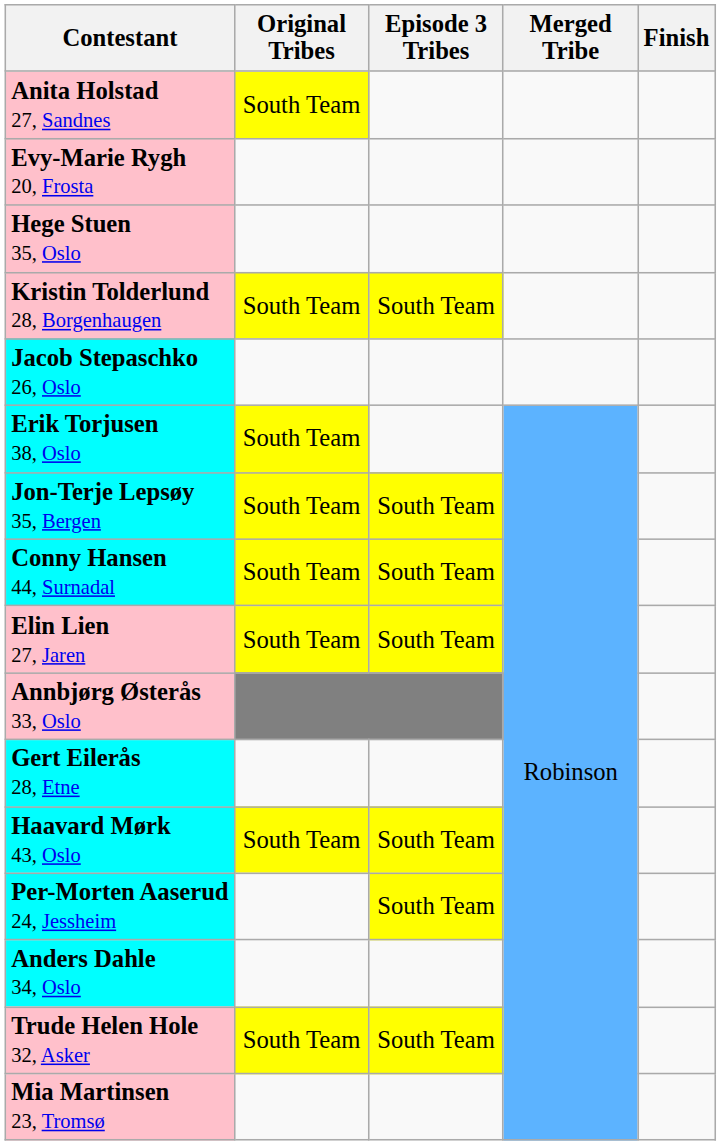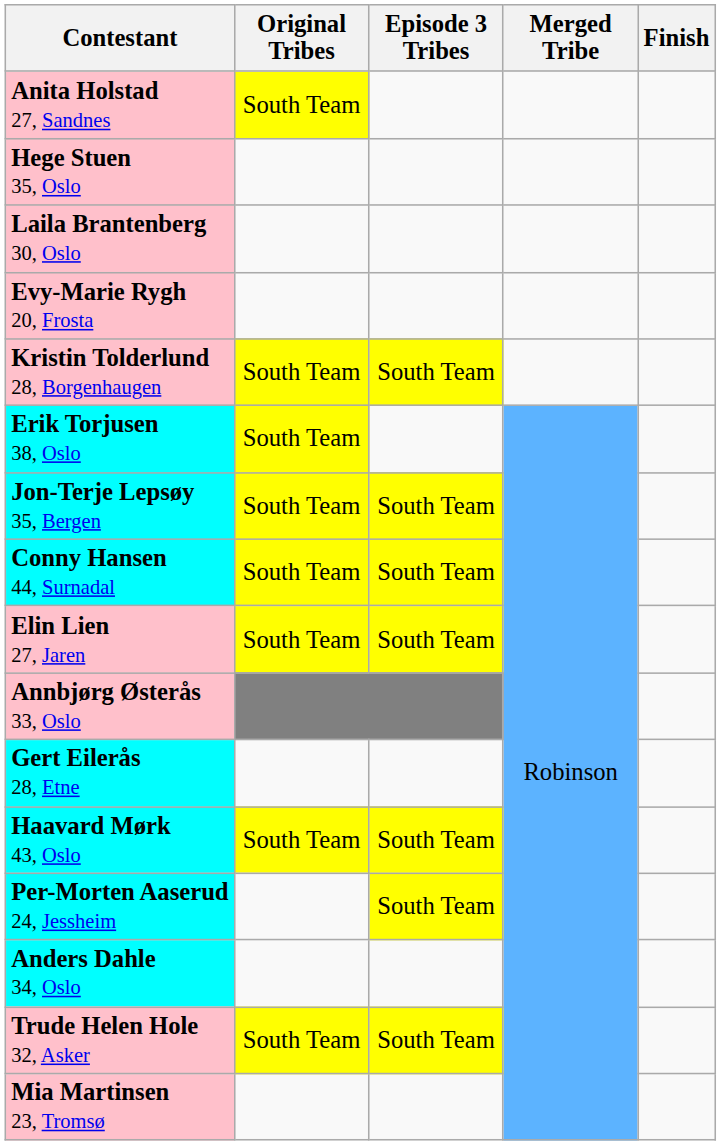rows swapped: (71, 238) <-> (99, 171)
+ row: (109, 238)
- row: (105, 371)
